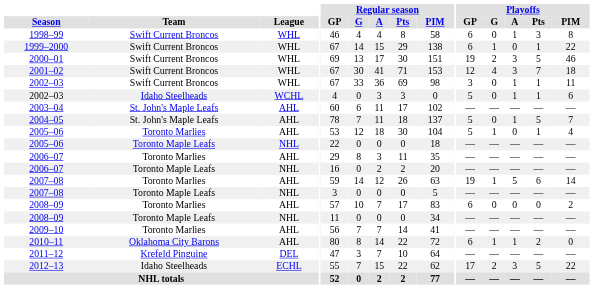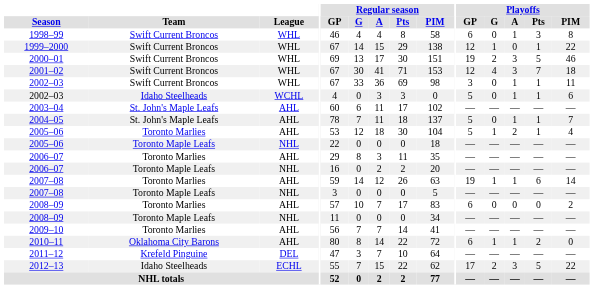(470, 46) 6 -> (470, 46) 12
(538, 120) 5 -> (538, 120) 1
(515, 132) 0 -> (515, 132) 2
(515, 181) 5 -> (515, 181) 1
